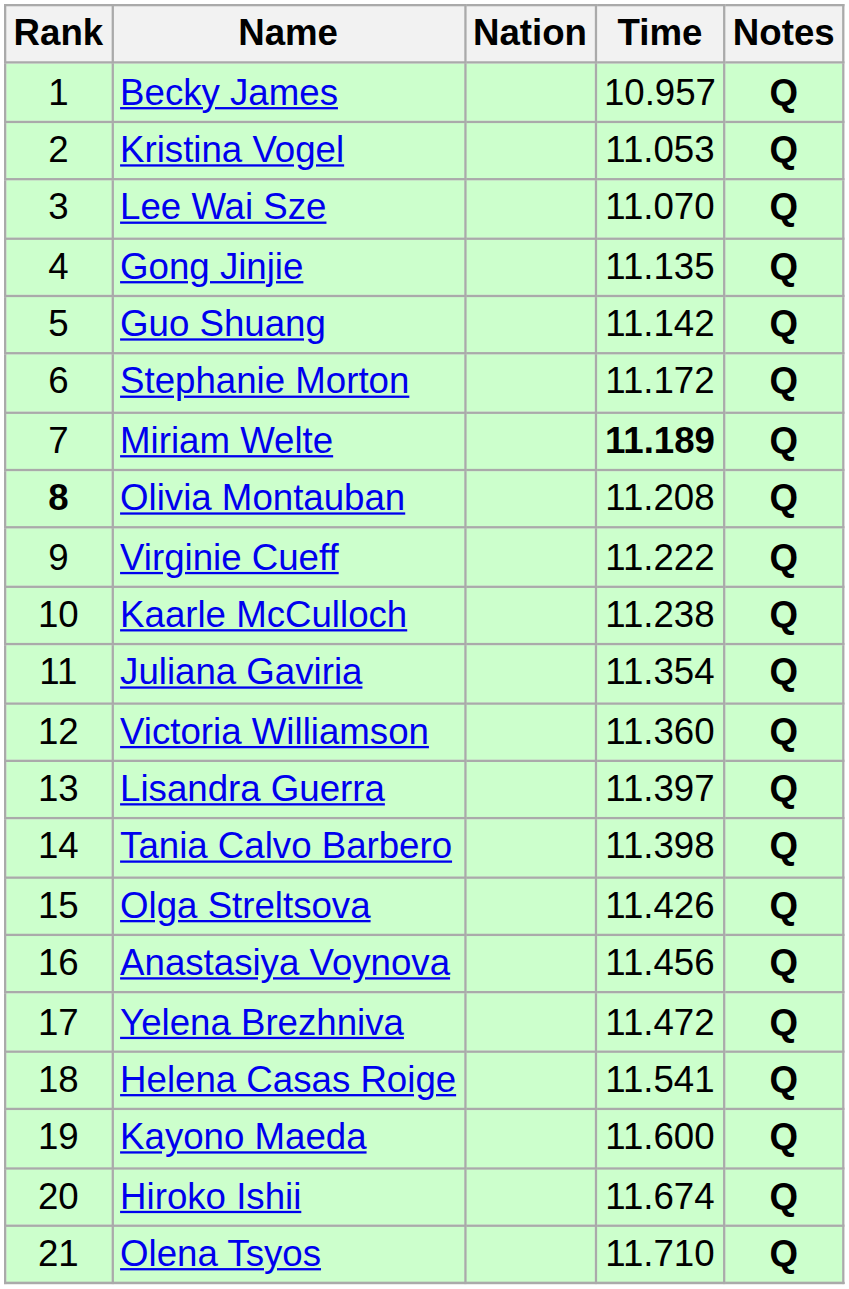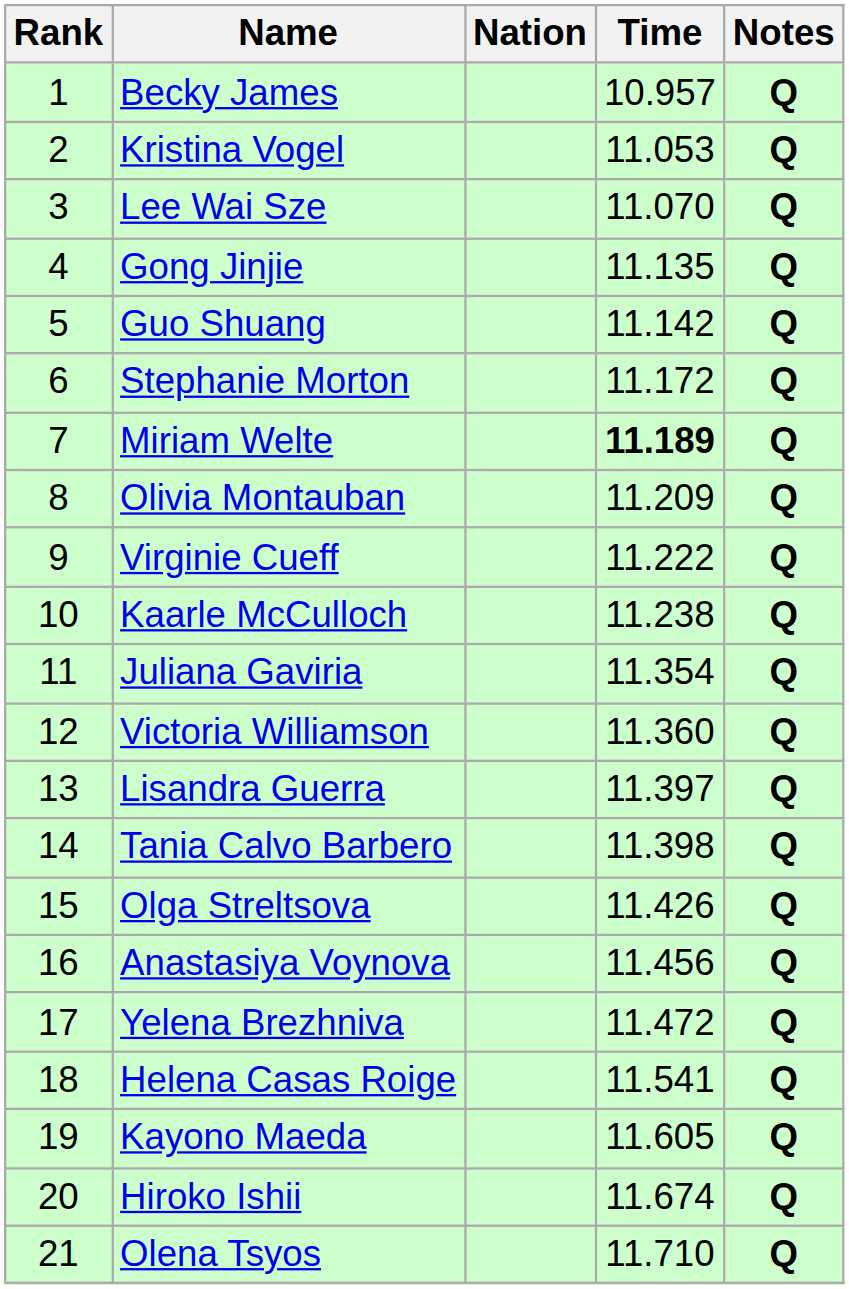(58, 498) bold -> (58, 498) normal
(660, 498) 11.208 -> (660, 498) 11.209
(660, 1137) 11.600 -> (660, 1137) 11.605
